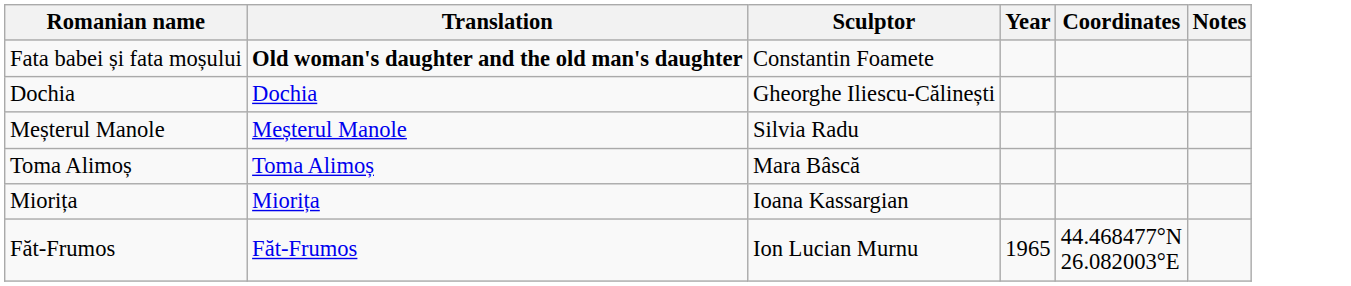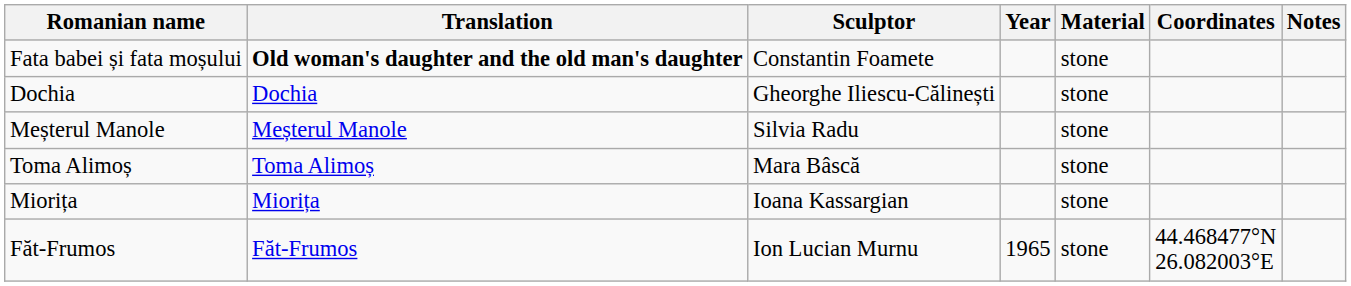+ column: (1103, 22)
